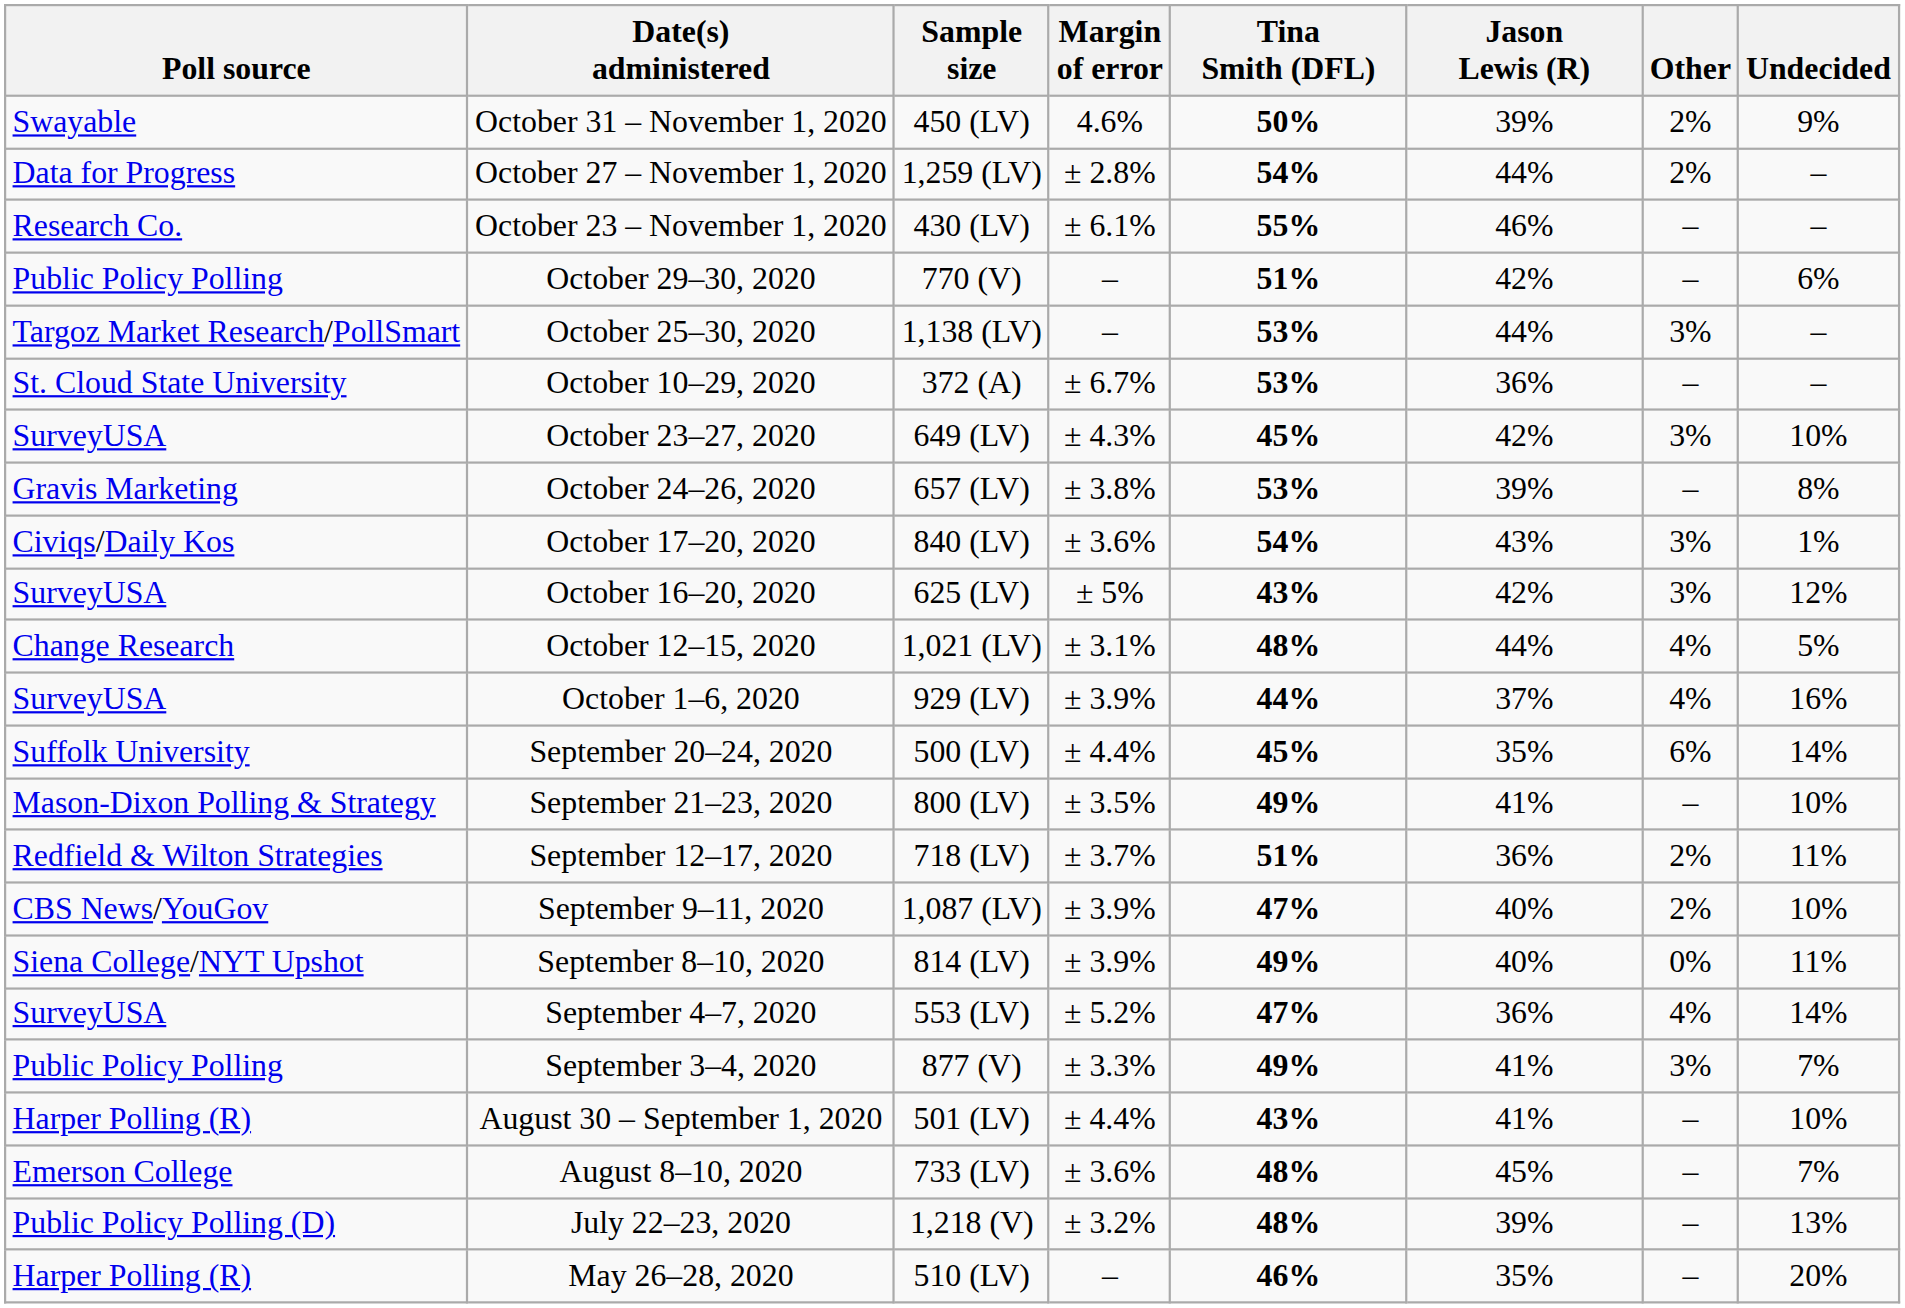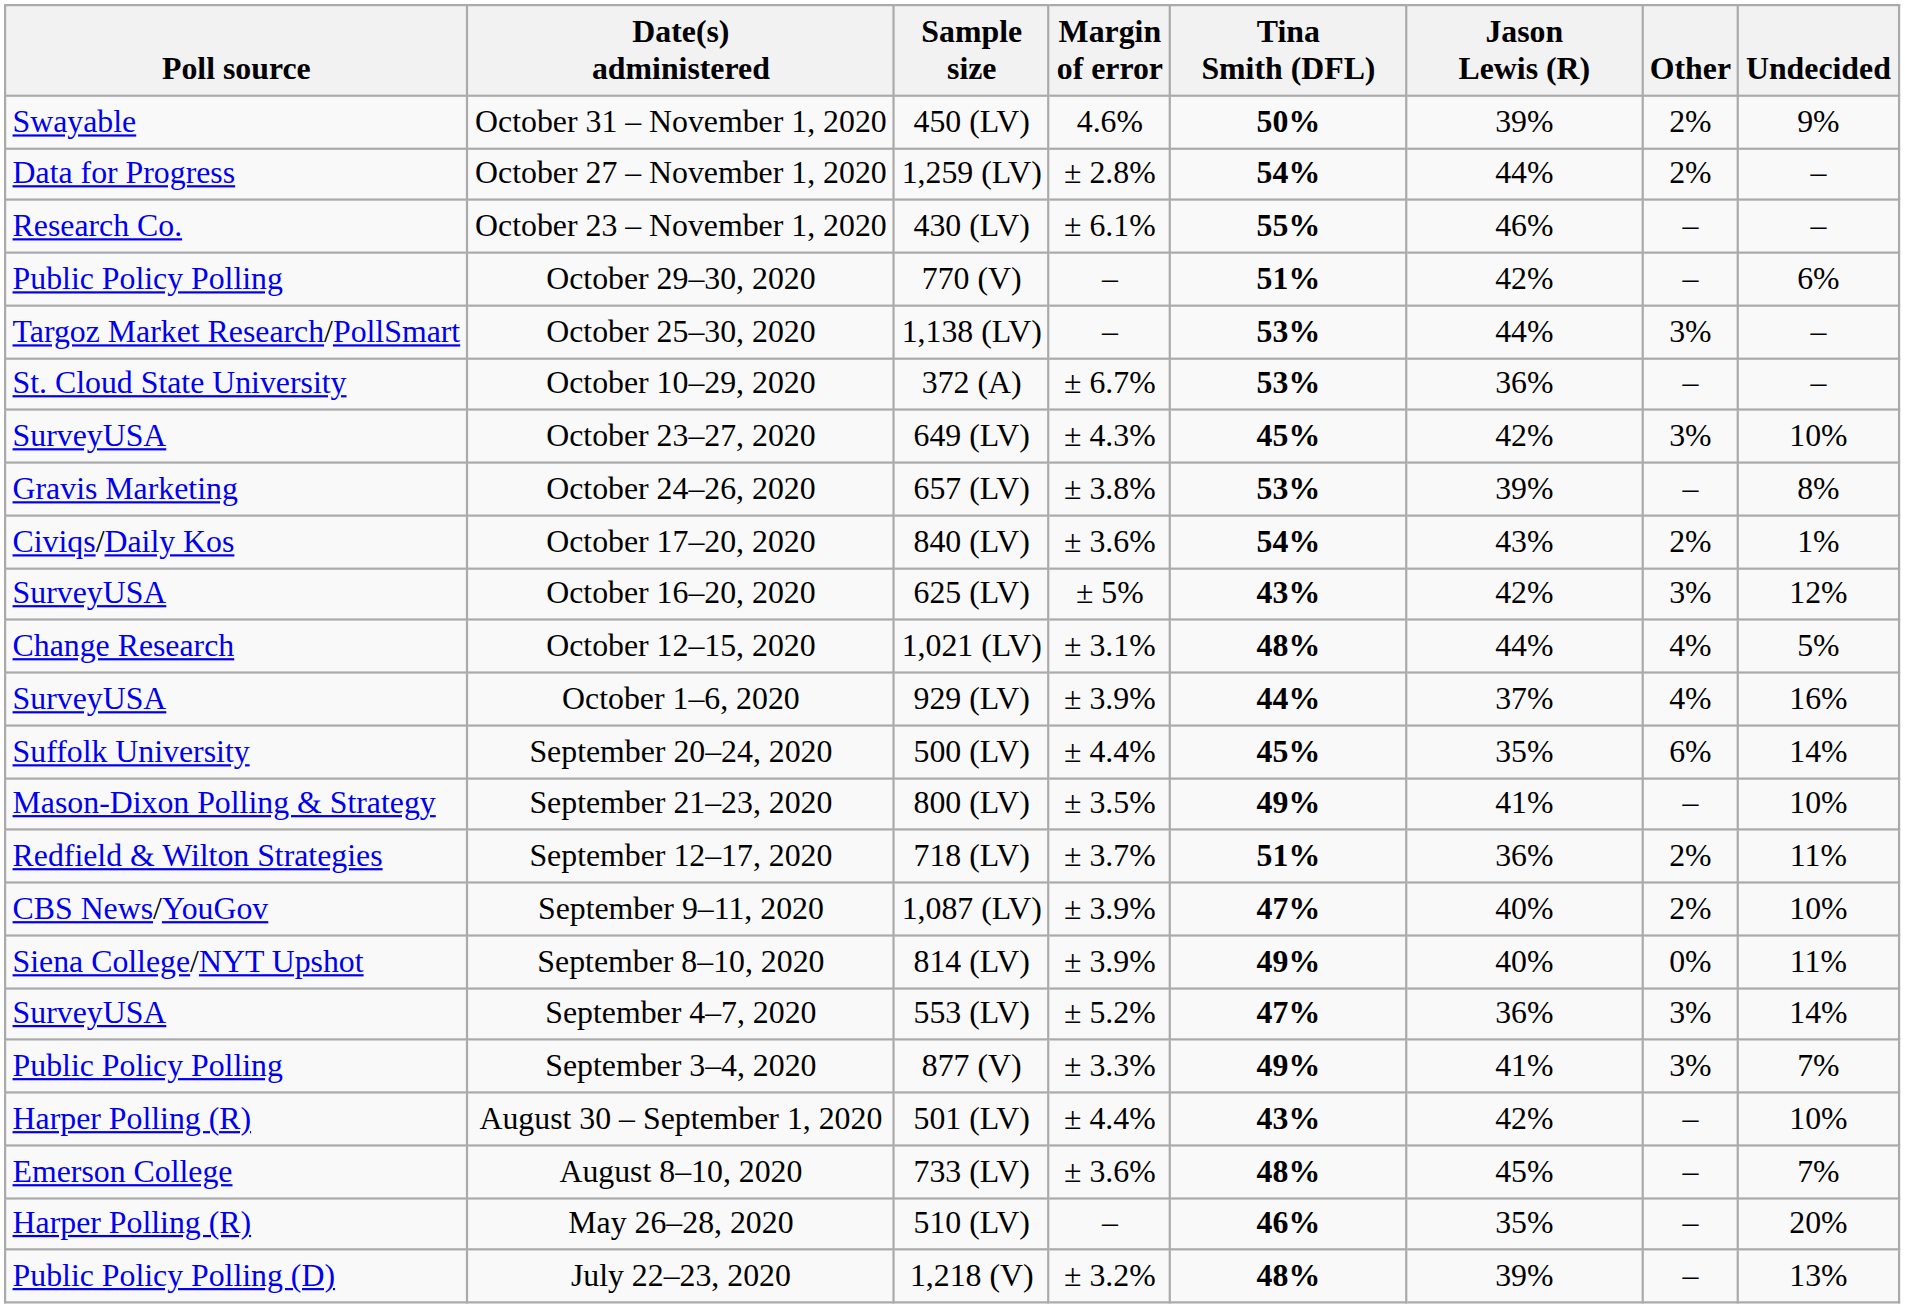(1690, 541) 3% -> (1690, 541) 2%
(1690, 1013) 4% -> (1690, 1013) 3%
(1524, 1118) 41% -> (1524, 1118) 42%
rows swapped: (681, 1223) <-> (681, 1275)
